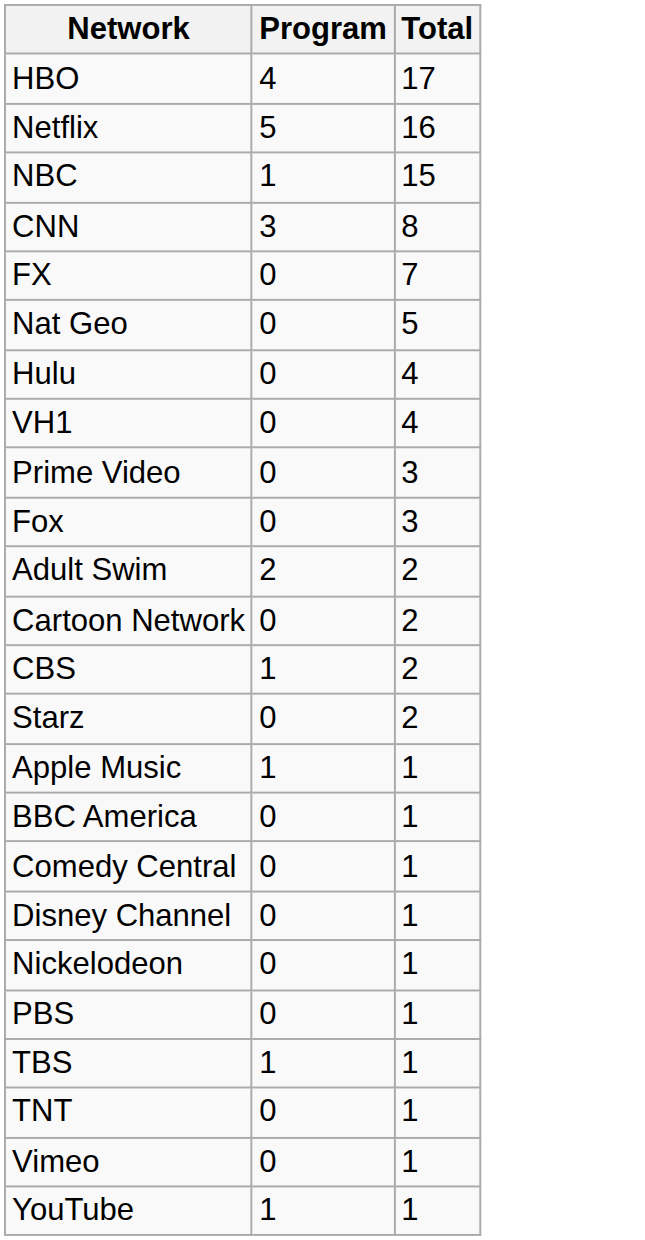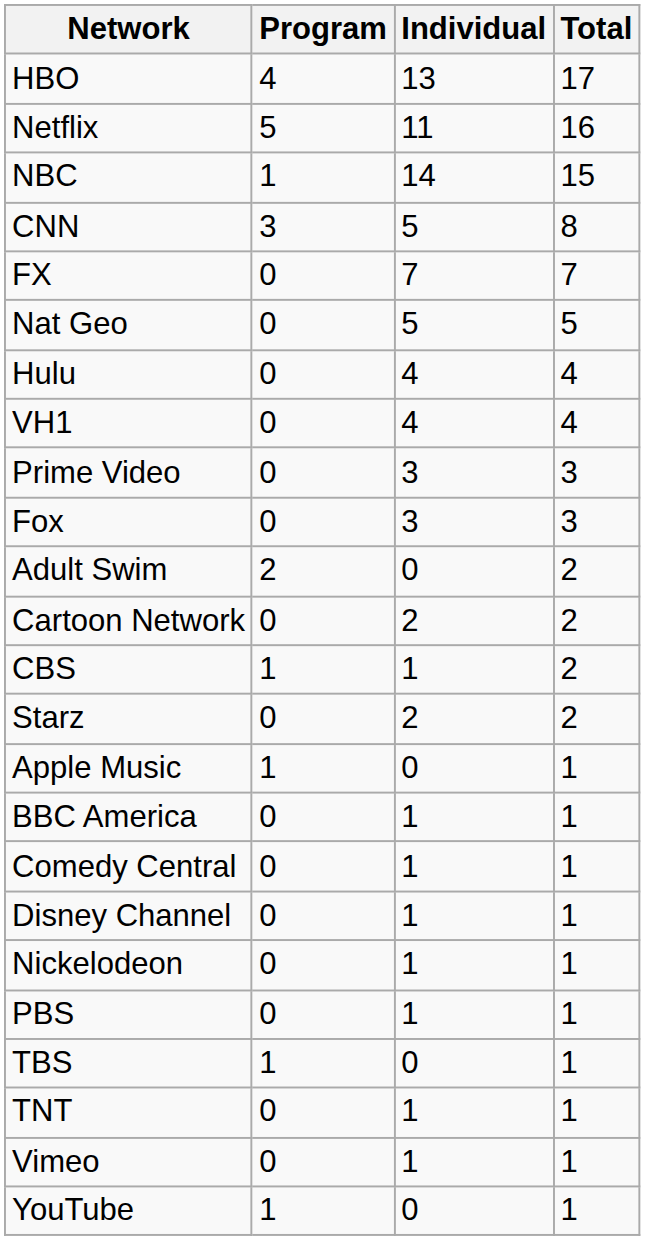+ column: (474, 29)
